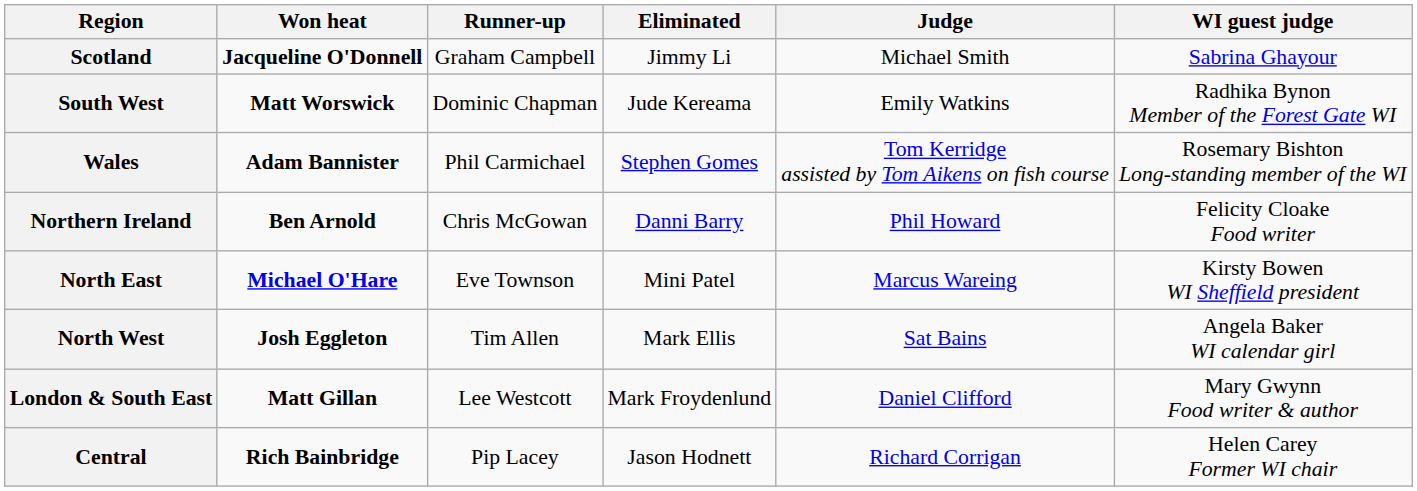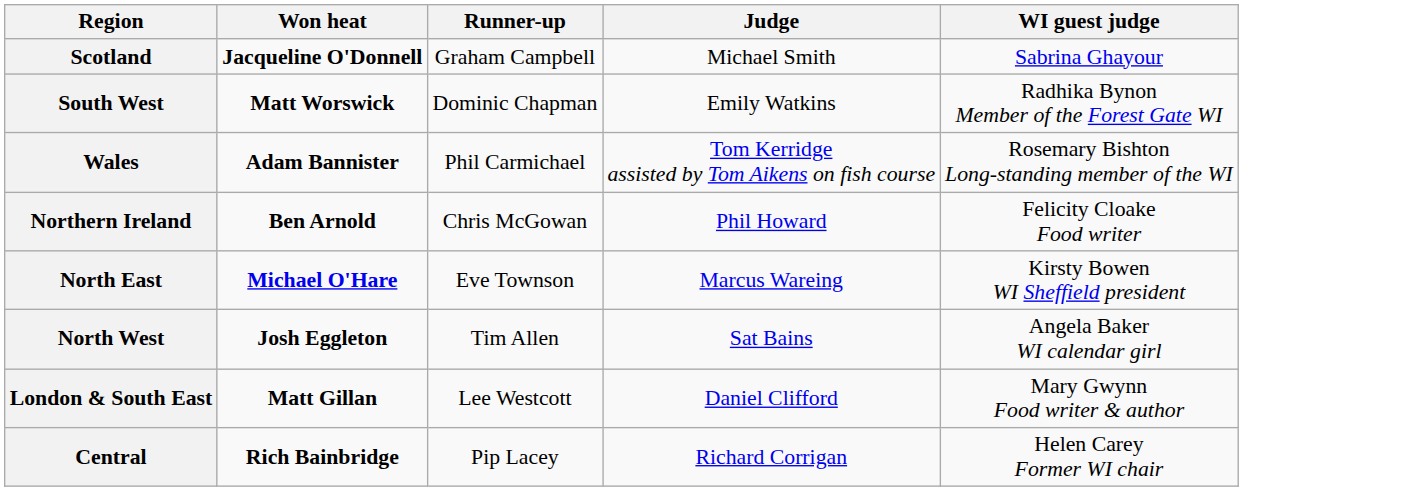- column: (689, 21)
